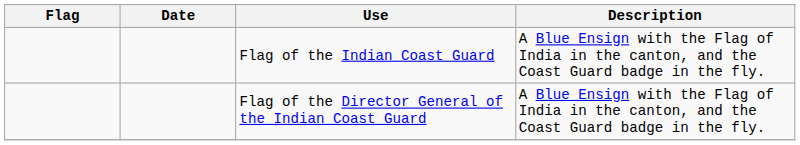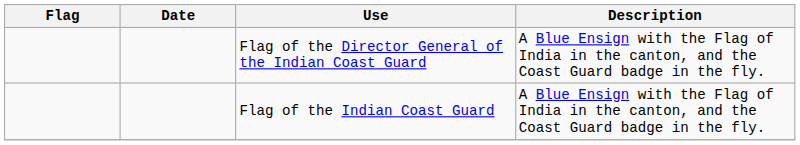rows swapped: (367, 56) <-> (371, 111)
